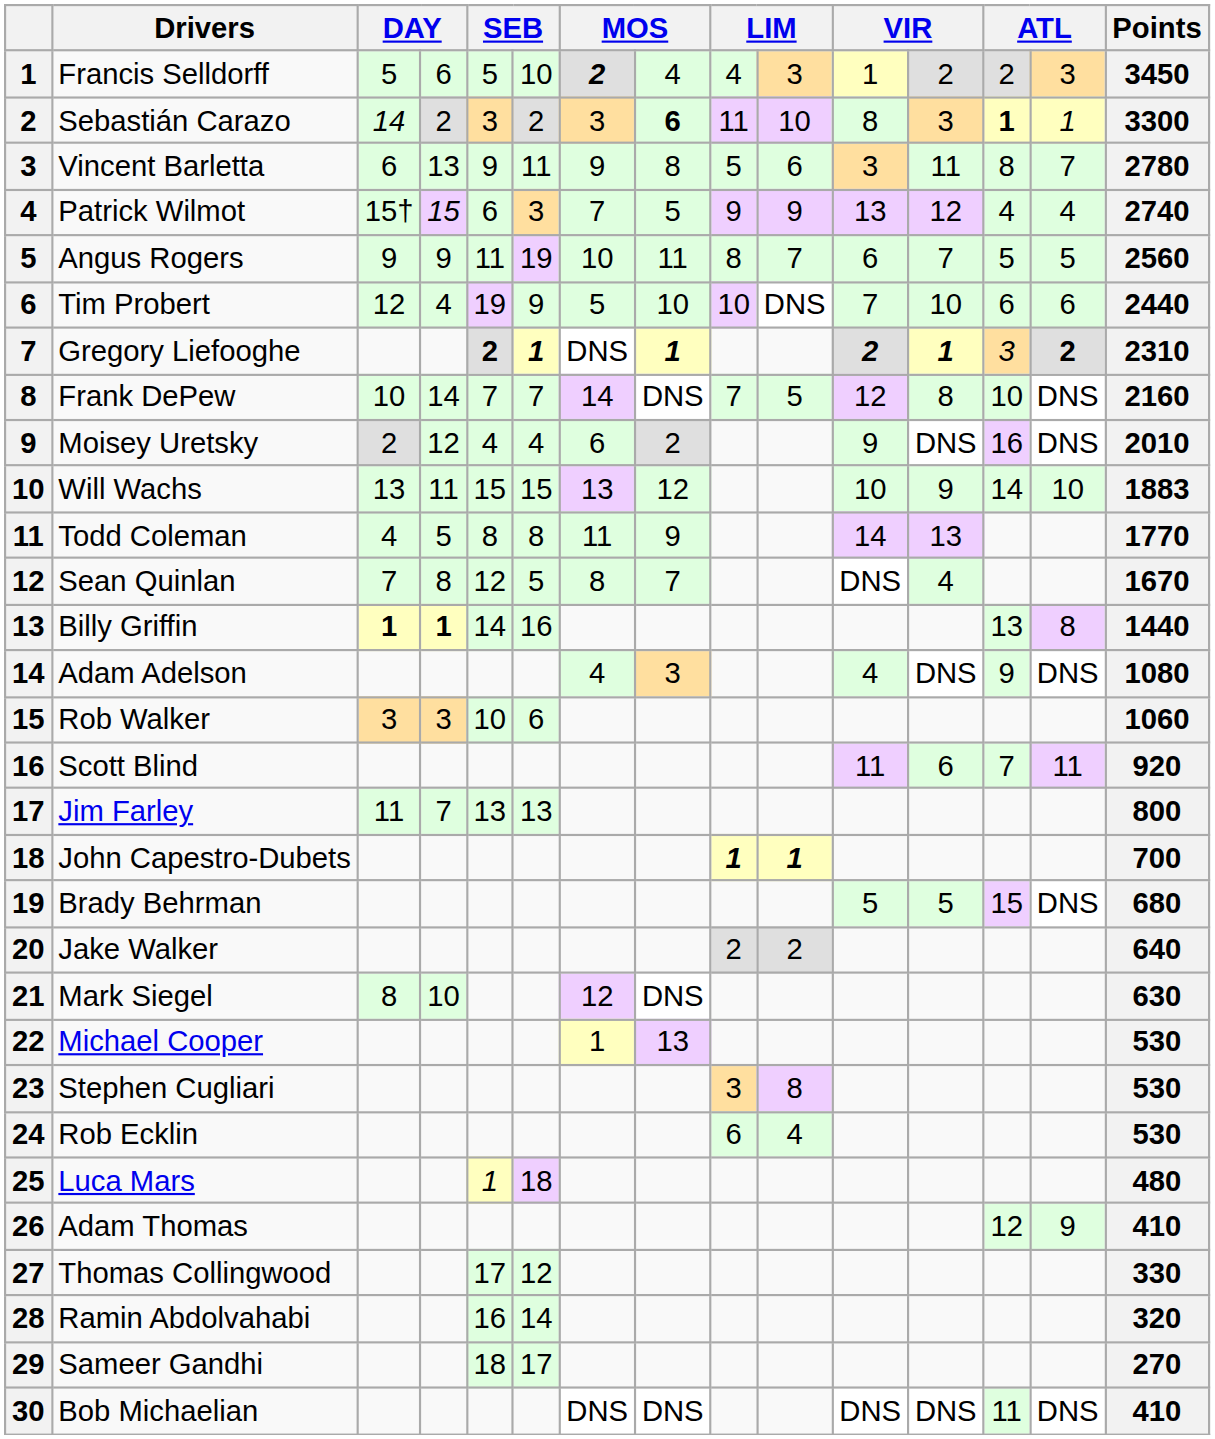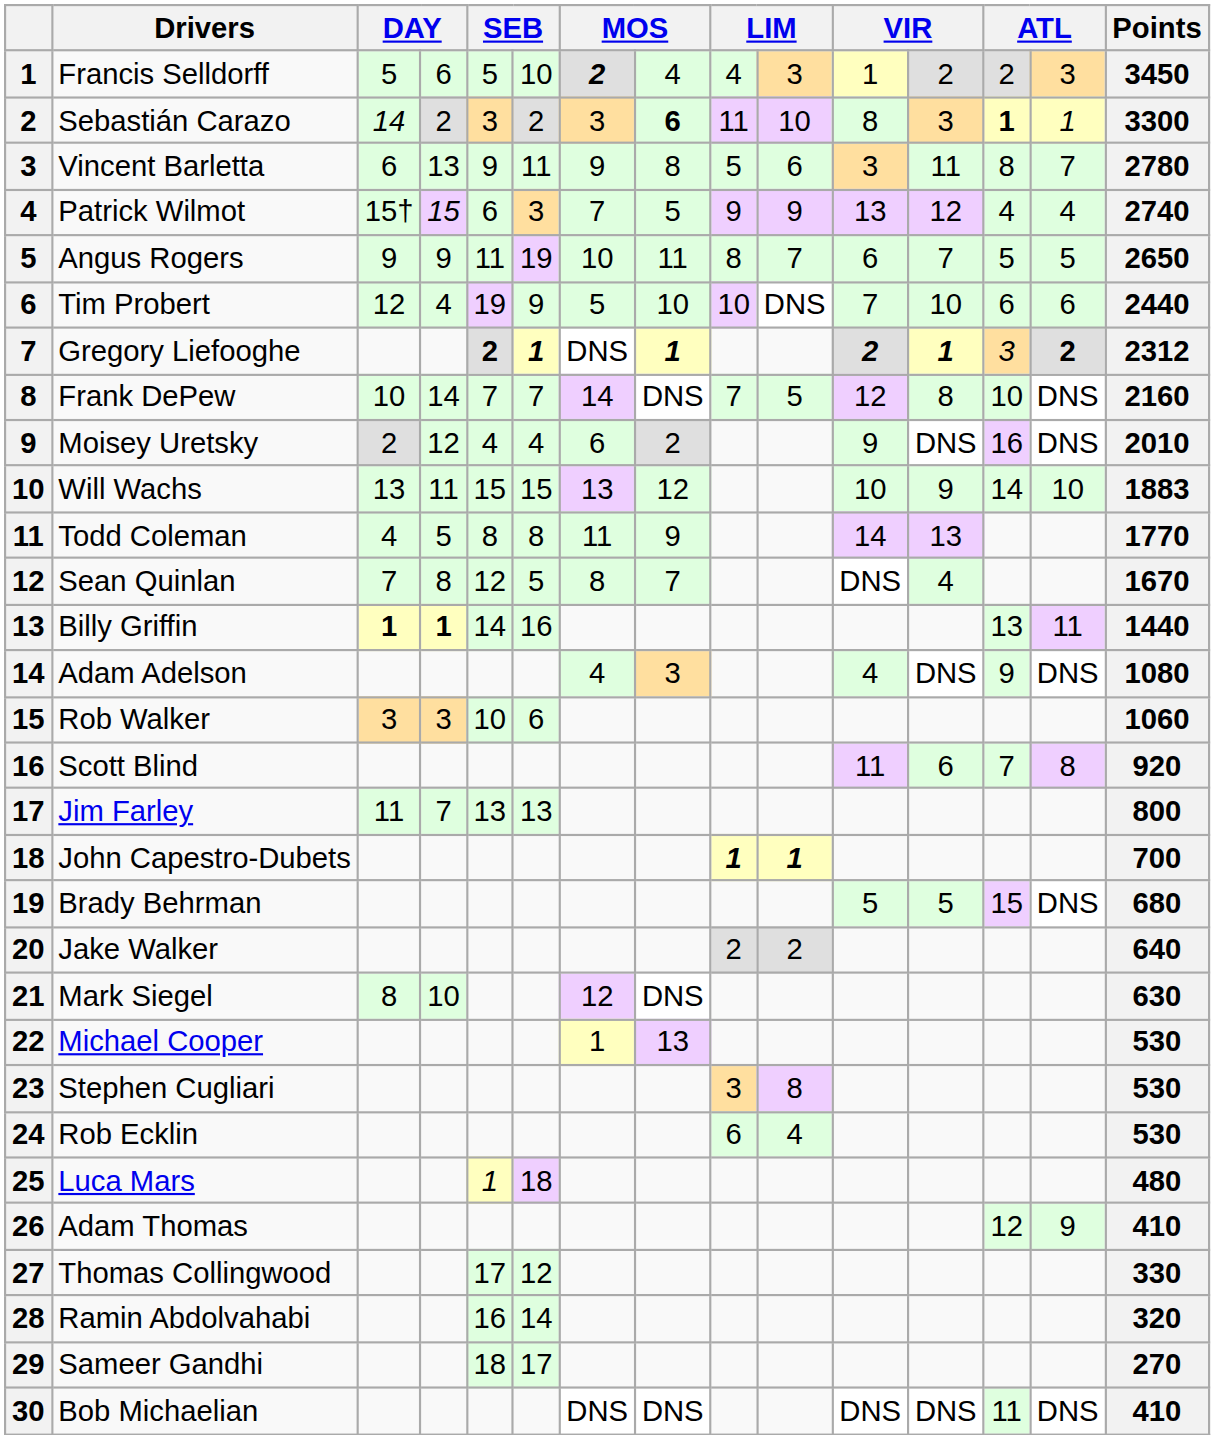(1157, 258) 2560 -> (1157, 258) 2650
(1157, 350) 2310 -> (1157, 350) 2312
(1068, 627) 8 -> (1068, 627) 11
(1068, 765) 11 -> (1068, 765) 8
